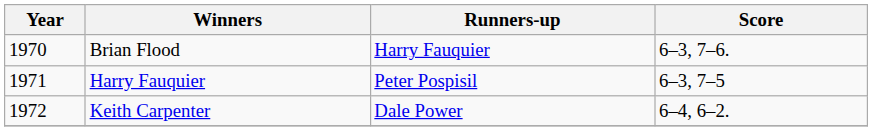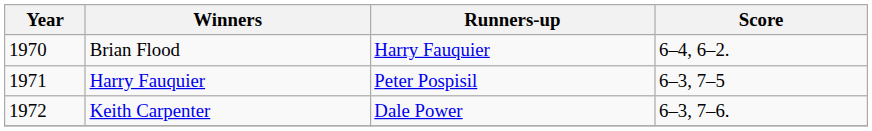(694, 49) 6–3, 7–6. -> (694, 49) 6–4, 6–2.
(694, 110) 6–4, 6–2. -> (694, 110) 6–3, 7–6.
